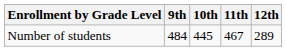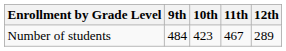(203, 35) 445 -> (203, 35) 423
